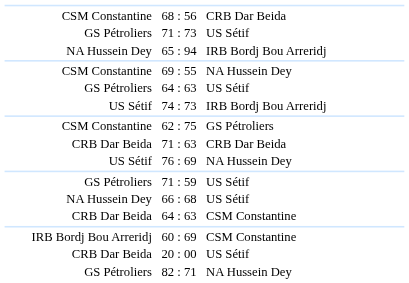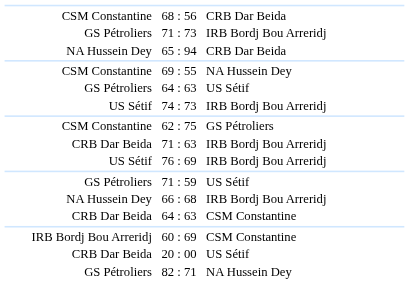(228, 33) US Sétif -> (266, 33) IRB Bordj Bou Arreridj
(266, 50) IRB Bordj Bou Arreridj -> (246, 50) CRB Dar Beida
(246, 143) CRB Dar Beida -> (266, 143) IRB Bordj Bou Arreridj
(249, 161) NA Hussein Dey -> (266, 161) IRB Bordj Bou Arreridj
(228, 199) US Sétif -> (266, 199) IRB Bordj Bou Arreridj
